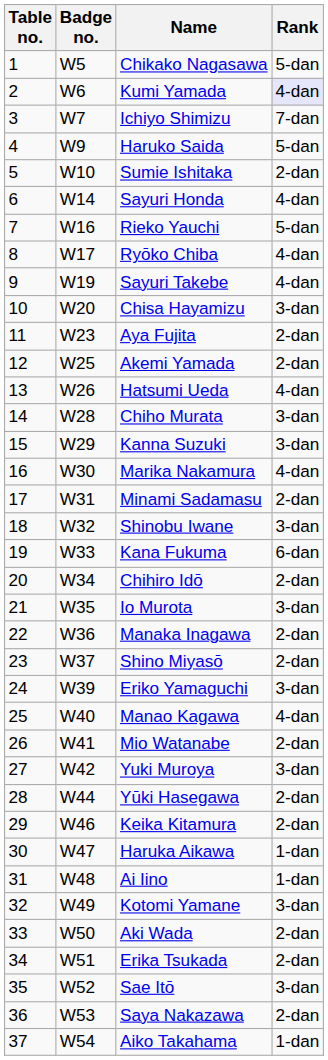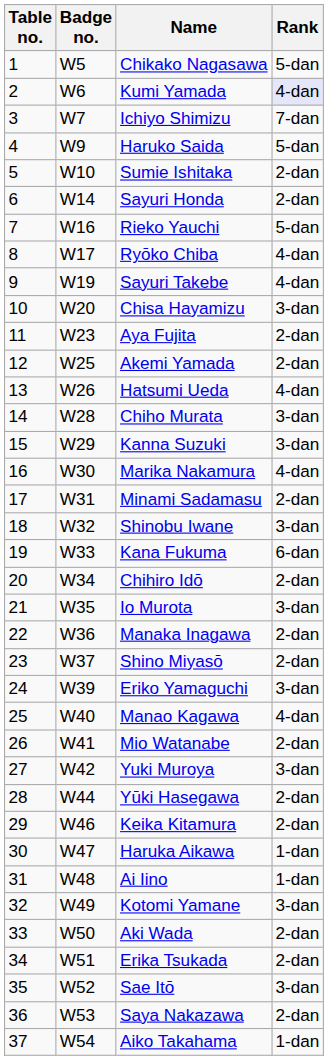(297, 200) 4-dan -> (297, 200) 2-dan
